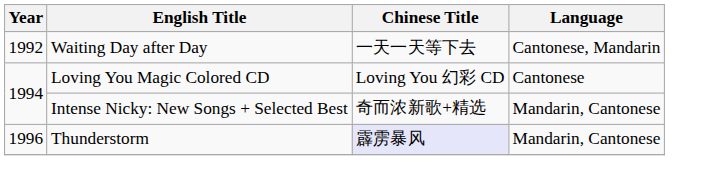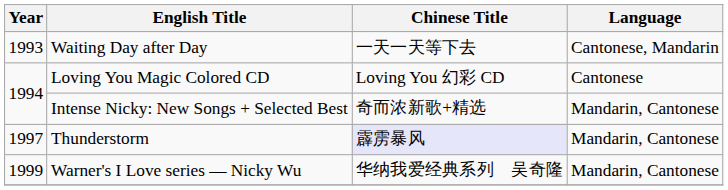(26, 47) 1992 -> (26, 47) 1993
(26, 139) 1996 -> (26, 139) 1997
+ row: (176, 169)
